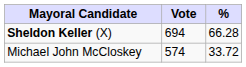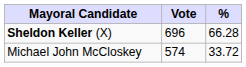(175, 33) 694 -> (175, 33) 696
